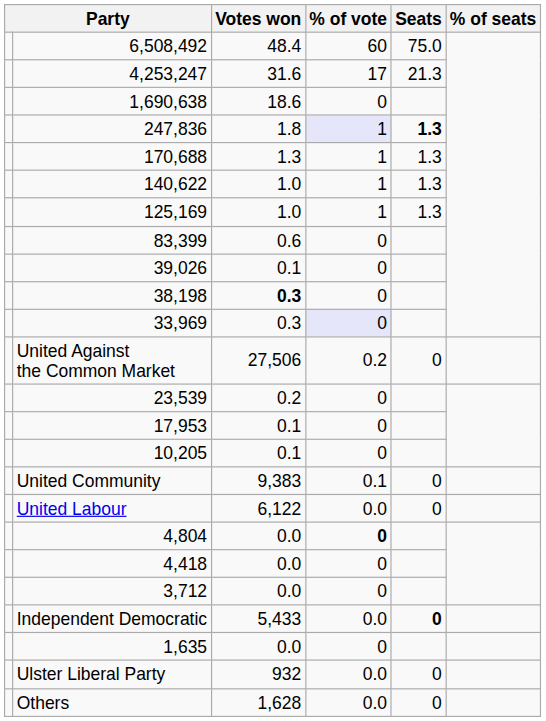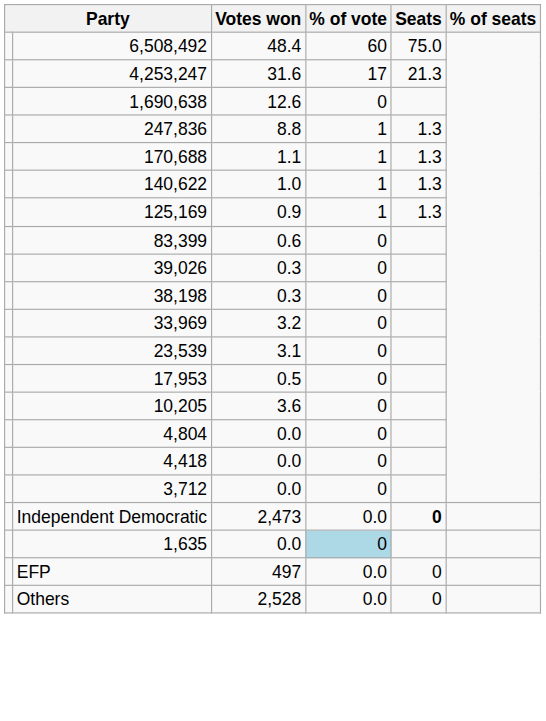(284, 102) 18.6 -> (284, 102) 12.6
(289, 129) 1.8 -> (289, 129) 8.8
(382, 129) lavender background -> (382, 129) no background
(430, 129) bold -> (430, 129) normal
(289, 157) 1.3 -> (289, 157) 1.1
(289, 212) 1.0 -> (289, 212) 0.9
(289, 268) 0.1 -> (289, 268) 0.3
(289, 295) bold -> (289, 295) normal
(289, 323) 0.3 -> (289, 323) 3.2
(382, 323) lavender background -> (382, 323) no background
- row: (96, 360)
(289, 398) 0.2 -> (289, 351) 3.1
(289, 426) 0.1 -> (289, 378) 0.5
(289, 453) 0.1 -> (289, 406) 3.6
- row: (89, 481)
- row: (72, 509)
(382, 536) bold -> (382, 434) normal
(279, 619) 5,433 -> (279, 517) 2,473
(382, 647) no background -> (382, 544) lightblue background
- row: (91, 675)
+ row: (34, 572)
(279, 702) 1,628 -> (279, 600) 2,528
